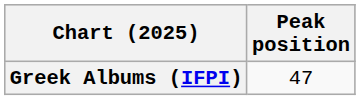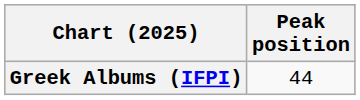(301, 78) 47 -> (301, 78) 44
